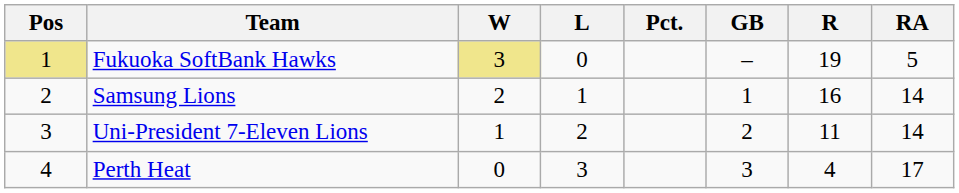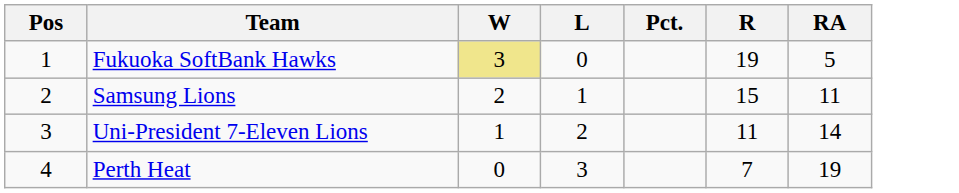- column: (747, 22)
(46, 59) khaki background -> (46, 59) no background
(830, 95) 16 -> (747, 95) 15
(912, 95) 14 -> (830, 95) 11
(830, 168) 4 -> (747, 168) 7
(912, 168) 17 -> (830, 168) 19
